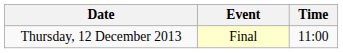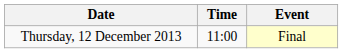columns swapped: (313, 15) <-> (243, 15)
